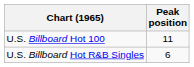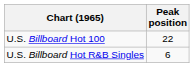(168, 39) 11 -> (168, 39) 22
